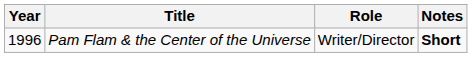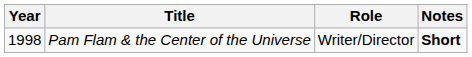(25, 40) 1996 -> (25, 40) 1998
